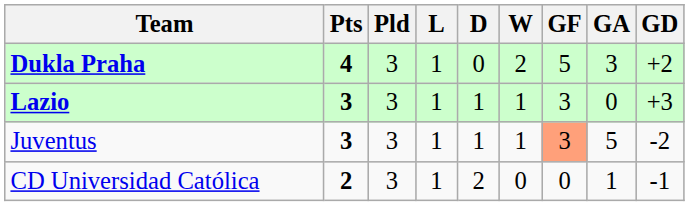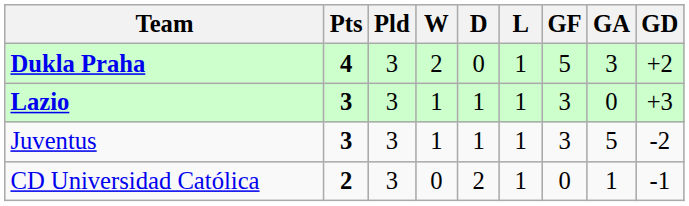columns swapped: (521, 24) <-> (436, 24)
(565, 141) lightsalmon background -> (565, 141) no background
